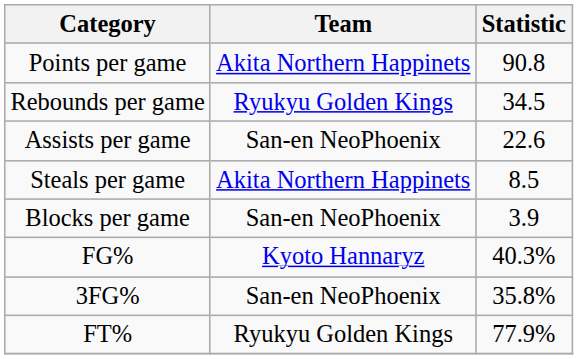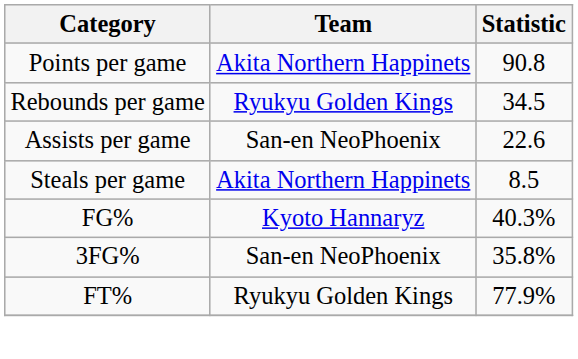- row: (108, 218)
